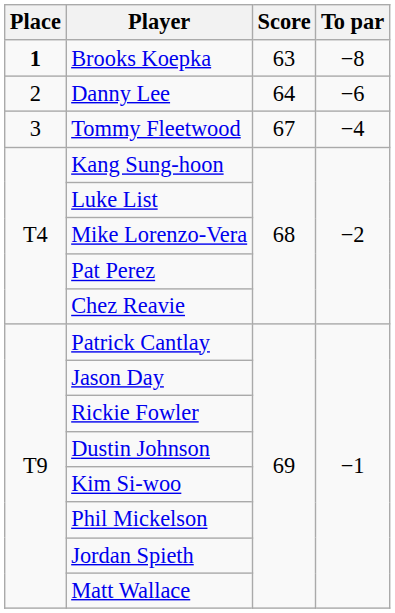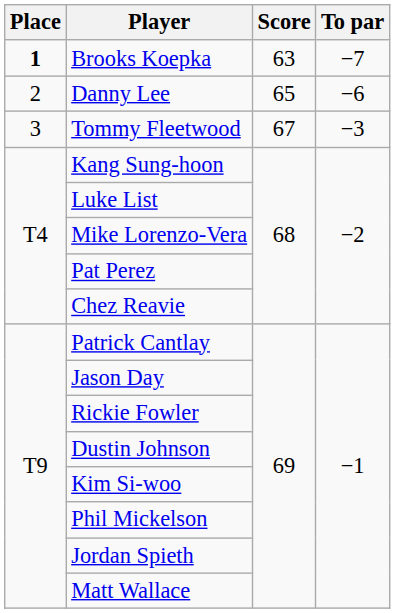(353, 57) −8 -> (353, 57) −7
(284, 93) 64 -> (284, 93) 65
(353, 128) −4 -> (353, 128) −3
